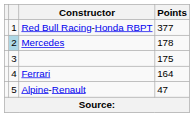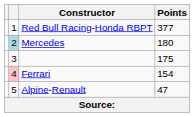(165, 43) 178 -> (165, 43) 180
(14, 73) no background -> (14, 73) pink background
(165, 73) 164 -> (165, 73) 154
